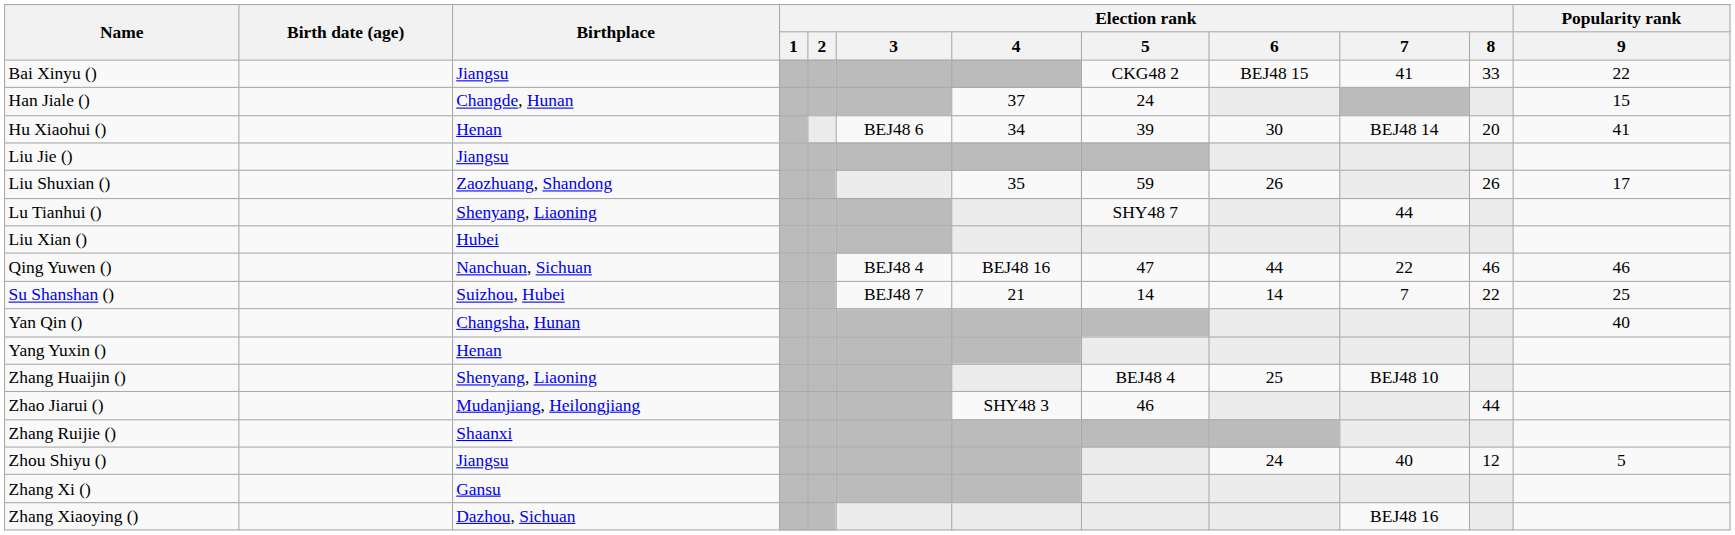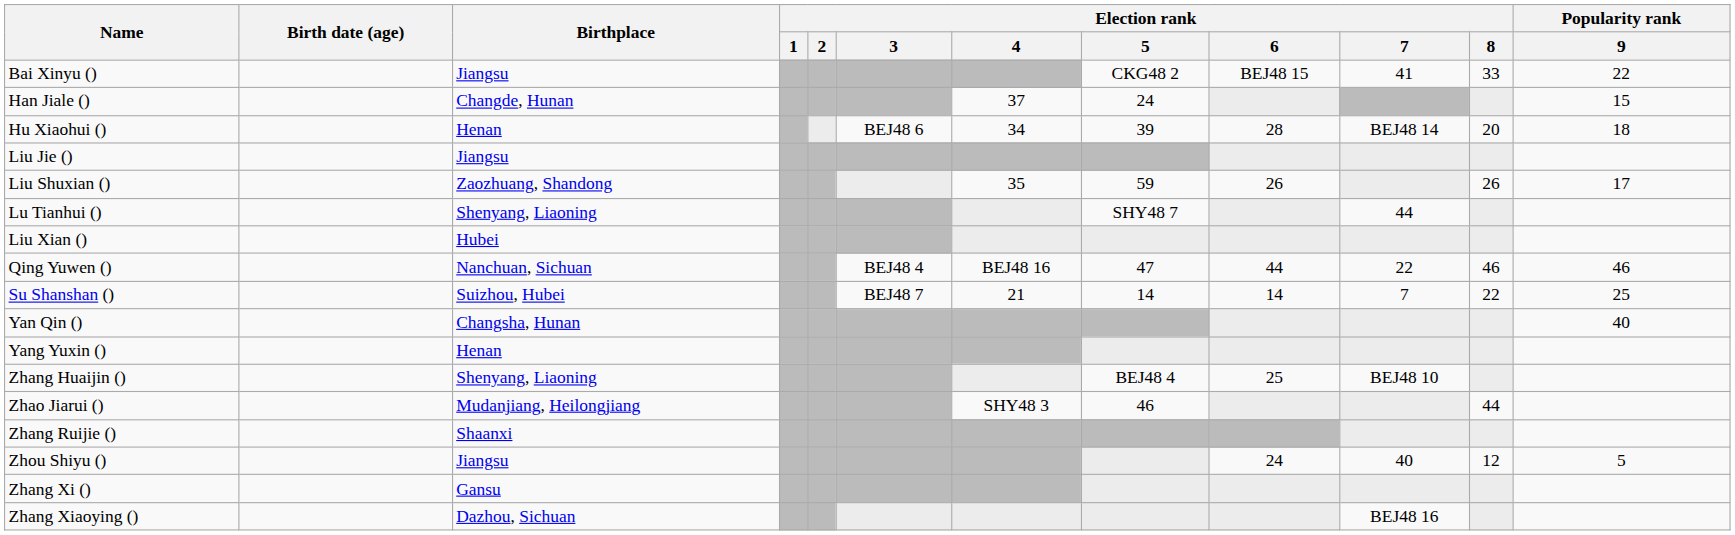(1274, 128) 30 -> (1274, 128) 28
(1621, 128) 41 -> (1621, 128) 18
